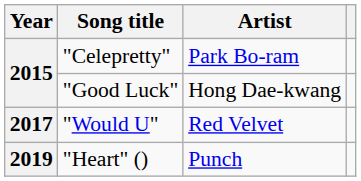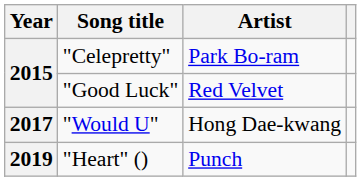(265, 90) Hong Dae-kwang -> (236, 90) Red Velvet
(236, 124) Red Velvet -> (265, 124) Hong Dae-kwang
